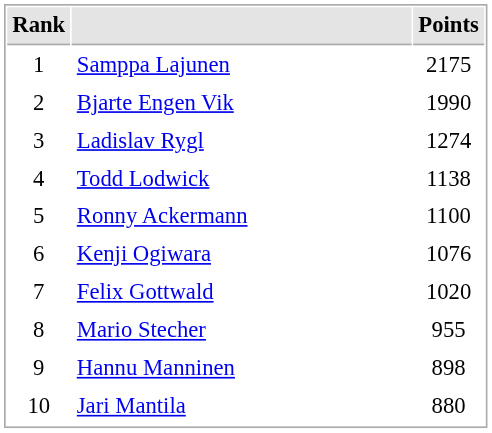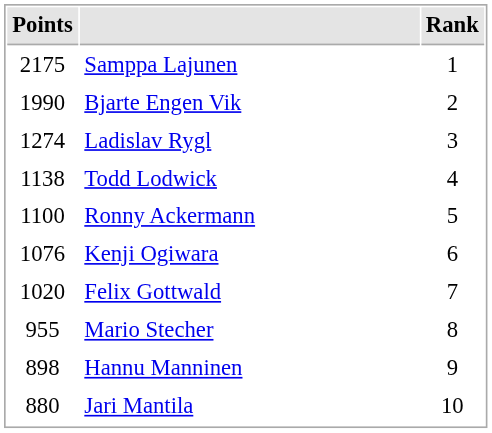columns swapped: (39, 25) <-> (449, 25)
